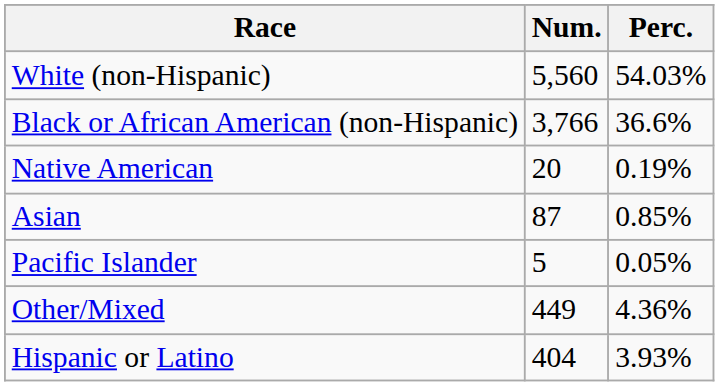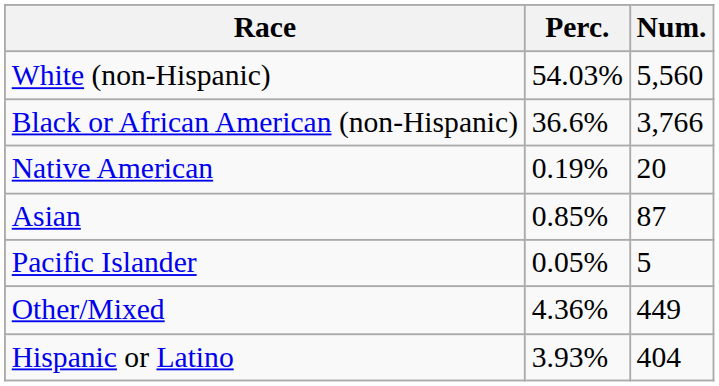columns swapped: (567, 27) <-> (661, 27)
